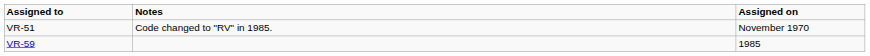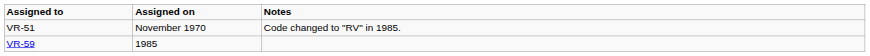columns swapped: (768, 12) <-> (149, 12)
